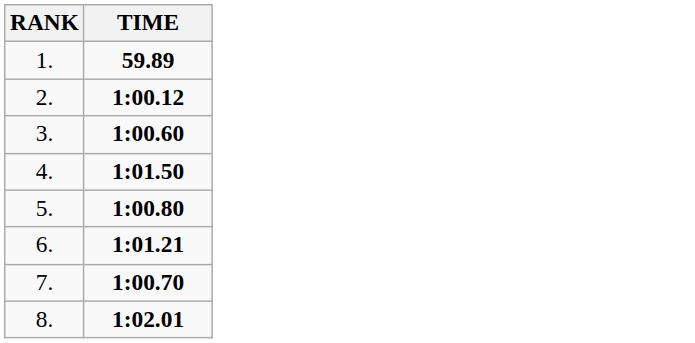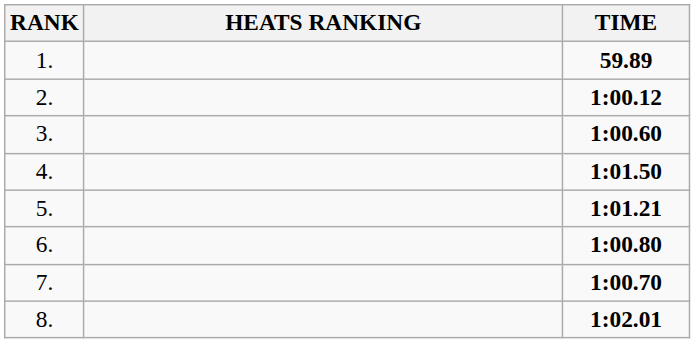+ column: (323, 23)
(148, 208) 1:00.80 -> (626, 208) 1:01.21
(148, 245) 1:01.21 -> (626, 245) 1:00.80
